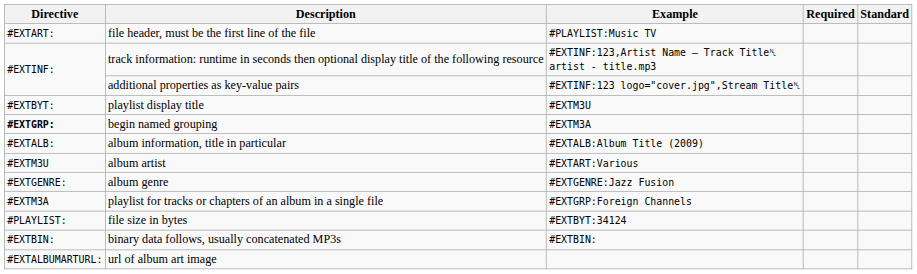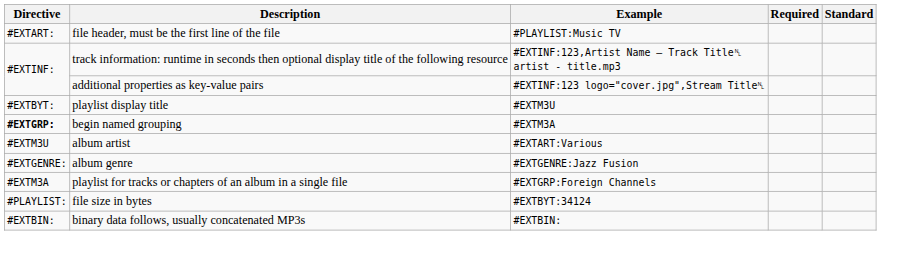- row: (197, 143)
- row: (162, 259)
